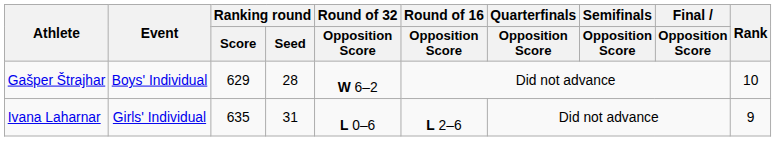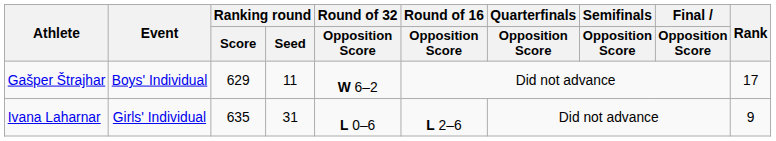(290, 80) 28 -> (290, 80) 11
(751, 80) 10 -> (751, 80) 17
